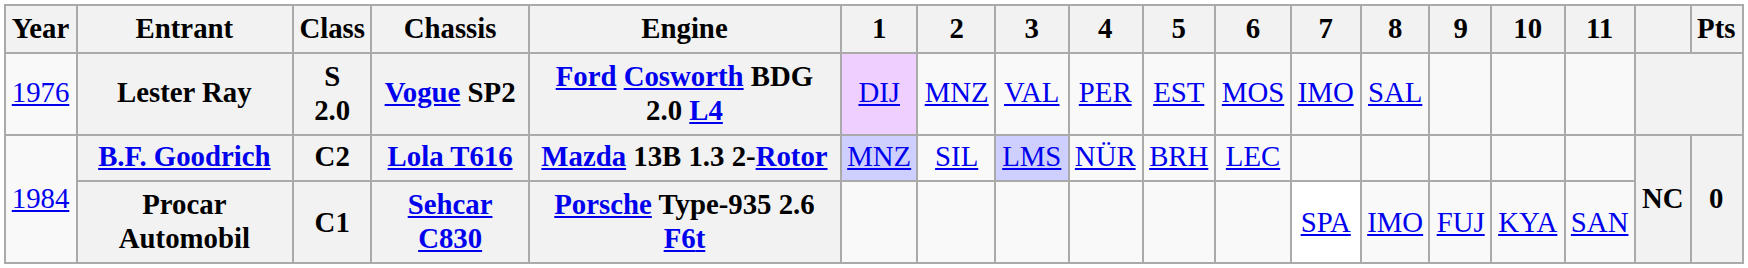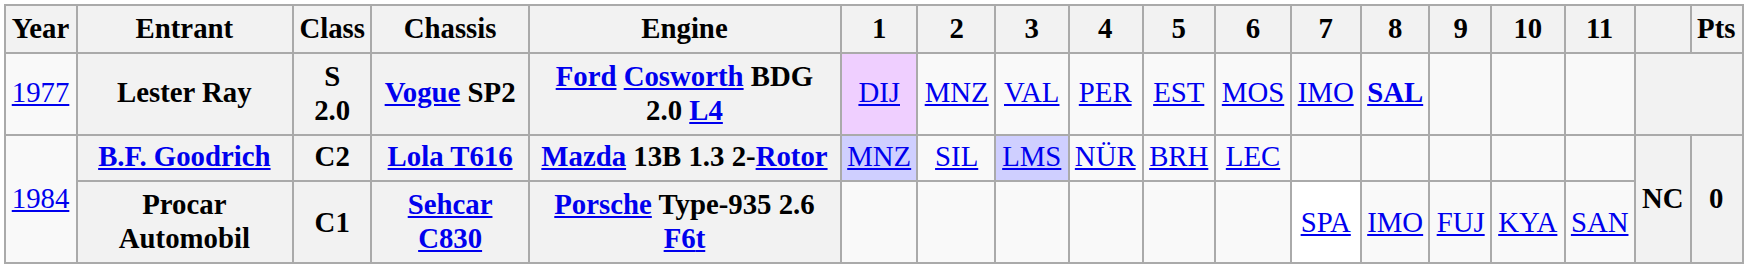(41, 93) 1976 -> (41, 93) 1977
(1395, 93) normal -> (1395, 93) bold
